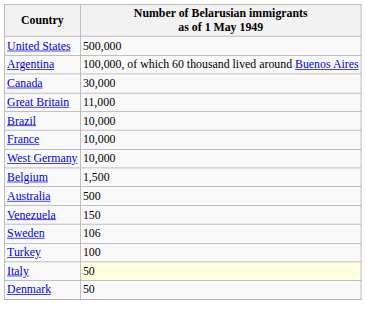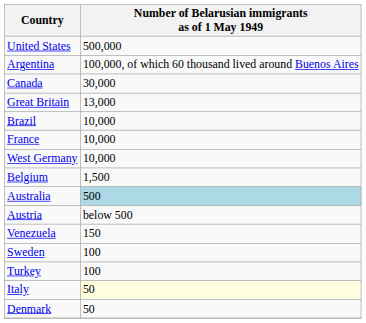(99, 102) 11,000 -> (99, 102) 13,000
(92, 196) no background -> (92, 196) lightblue background
+ row: (25, 214)
(92, 233) 106 -> (92, 252) 100
